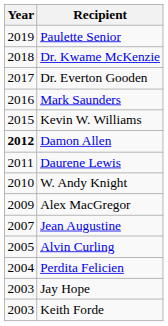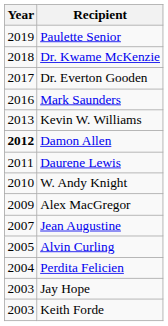(21, 120) 2015 -> (21, 120) 2013
